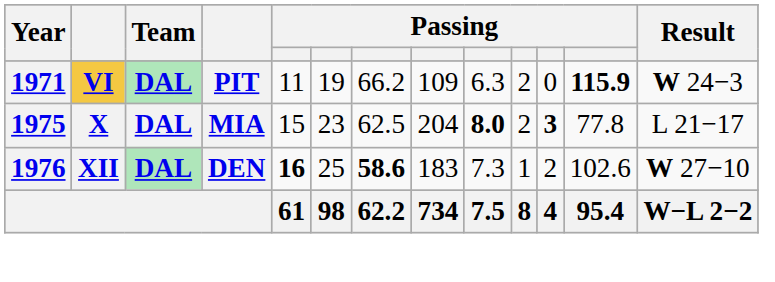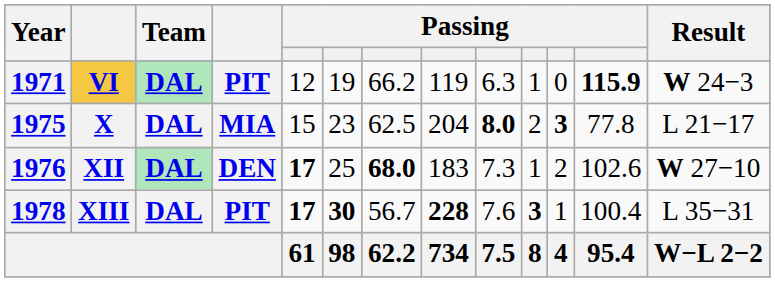(292, 81) 11 -> (302, 81) 12
(438, 81) 109 -> (448, 81) 119
(524, 81) 2 -> (535, 81) 1
(292, 168) 16 -> (302, 168) 17
(381, 168) 58.6 -> (392, 168) 68.0
+ row: (104, 211)
